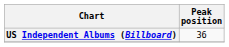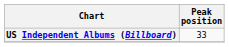(202, 35) 36 -> (202, 35) 33
